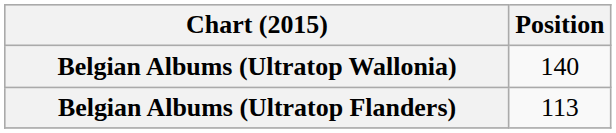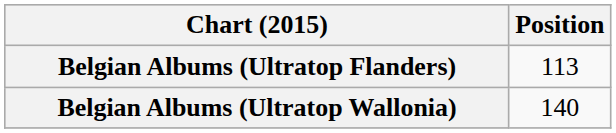rows swapped: (257, 107) <-> (257, 66)
